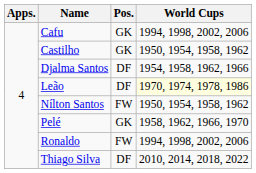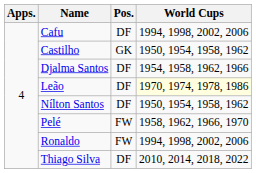(124, 31) GK -> (124, 31) DF
(124, 104) FW -> (124, 104) DF
(124, 123) GK -> (124, 123) FW
